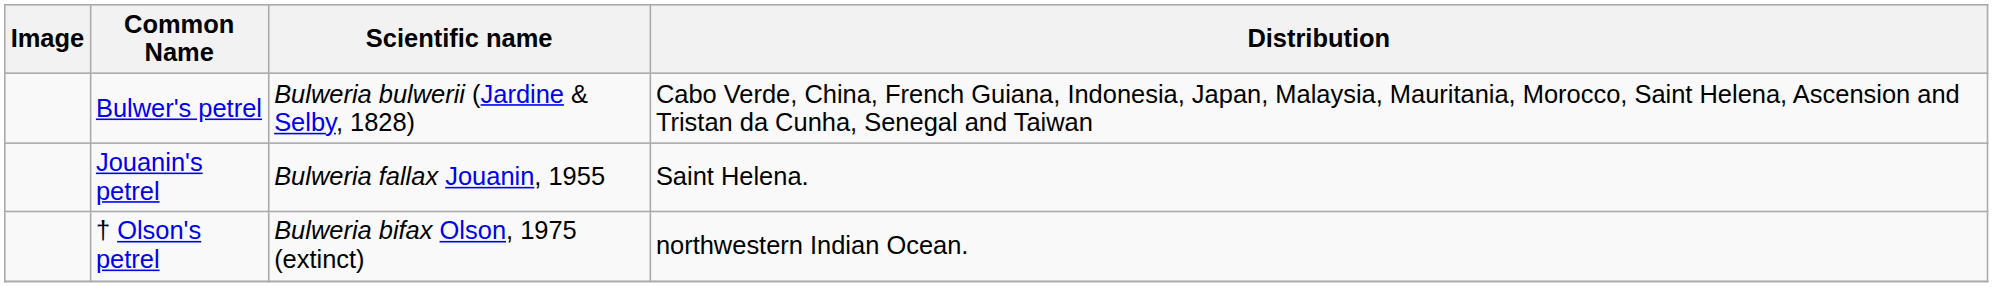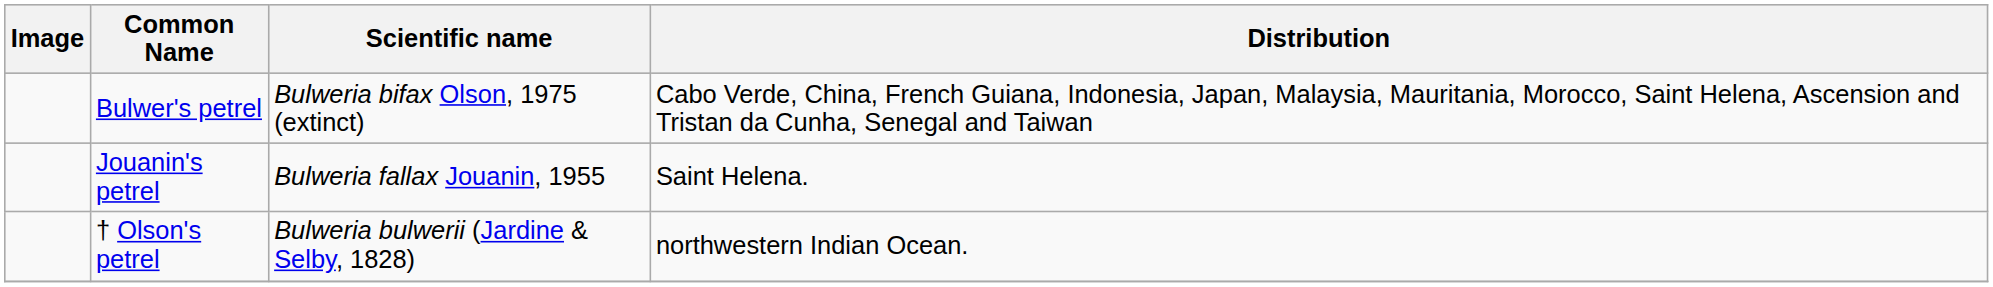(431, 107) Bulweria bulwerii (Jardine & Selby, 1828) -> (425, 107) Bulweria bifax Olson, 1975 (extinct)
(425, 245) Bulweria bifax Olson, 1975 (extinct) -> (431, 245) Bulweria bulwerii (Jardine & Selby, 1828)
